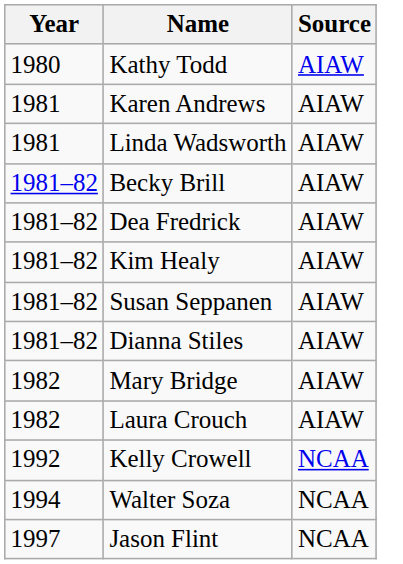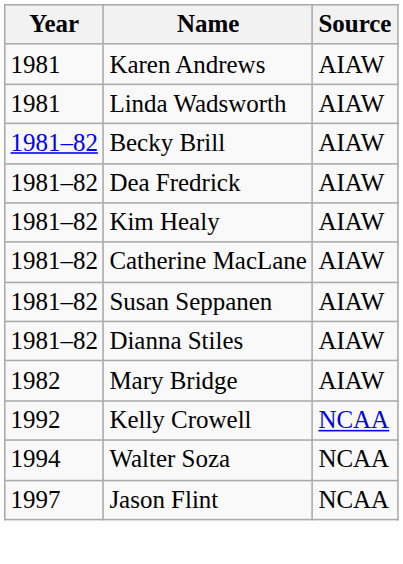- row: (168, 63)
+ row: (208, 261)
- row: (178, 420)
